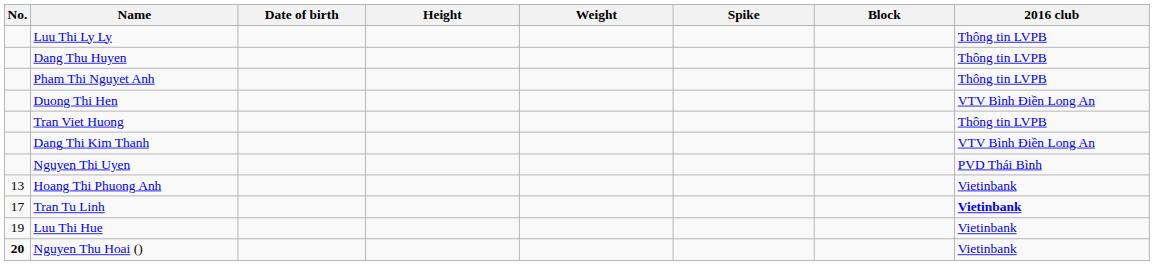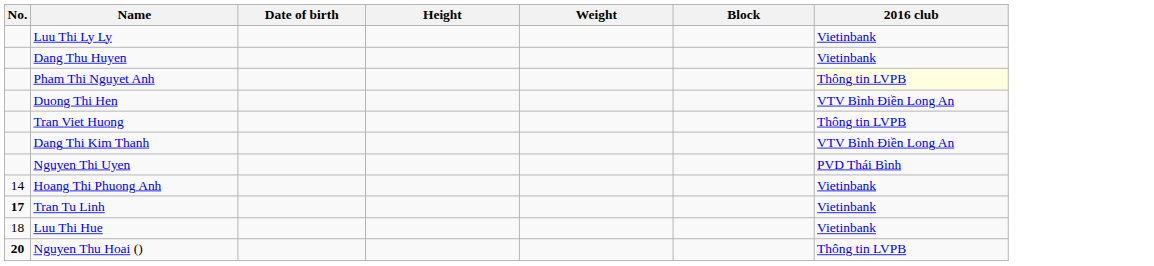- column: (744, 15)
(1002, 36) Thông tin LVPB -> (847, 36) Vietinbank
(1002, 57) Thông tin LVPB -> (847, 57) Vietinbank
(1002, 79) no background -> (862, 79) lightyellow background
(17, 185) 13 -> (17, 185) 14
(17, 206) normal -> (17, 206) bold
(990, 206) bold -> (847, 206) normal
(17, 228) 19 -> (17, 228) 18
(987, 249) Vietinbank -> (862, 249) Thông tin LVPB
